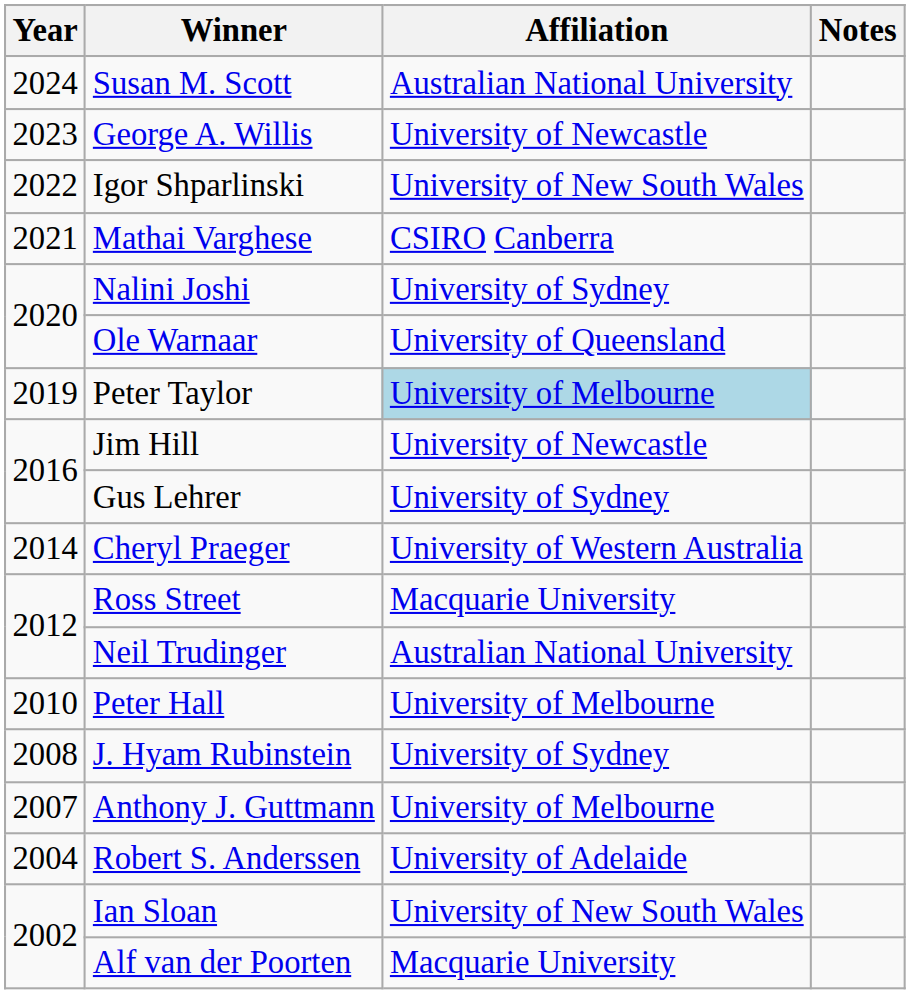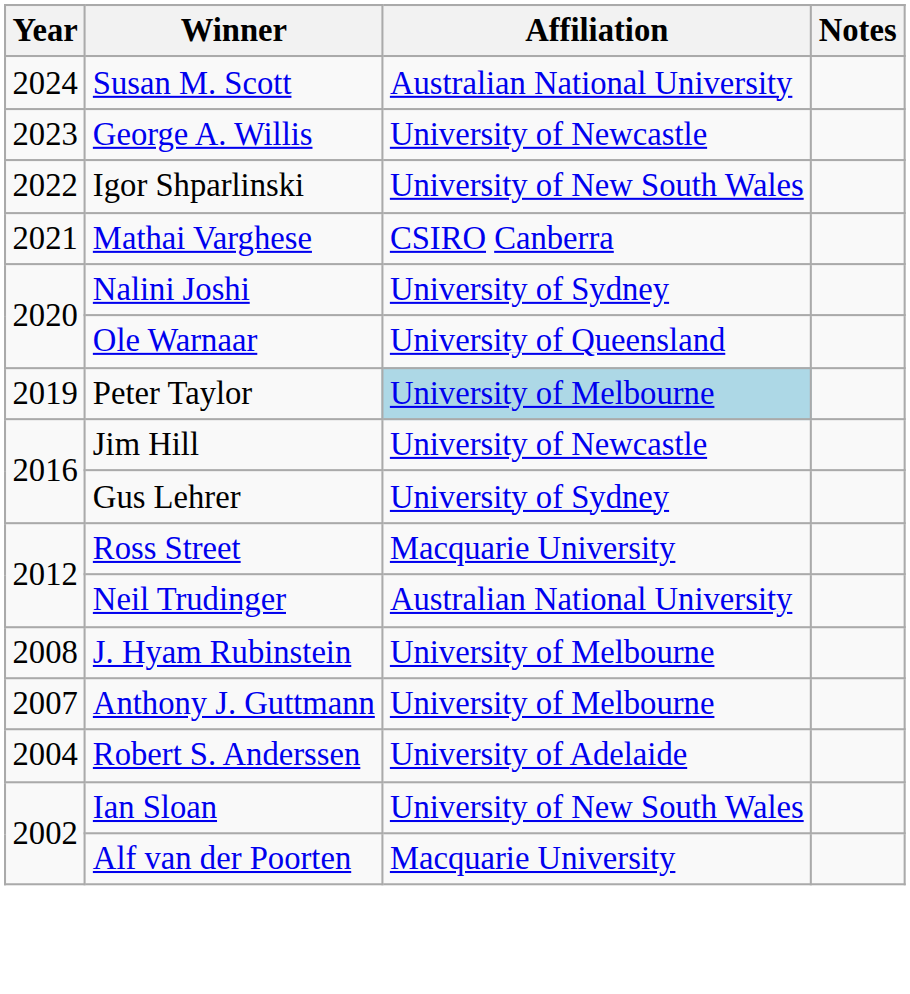- row: (191, 548)
- row: (159, 703)
(529, 755) University of Sydney -> (552, 651) University of Melbourne
